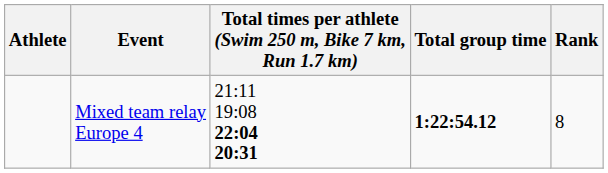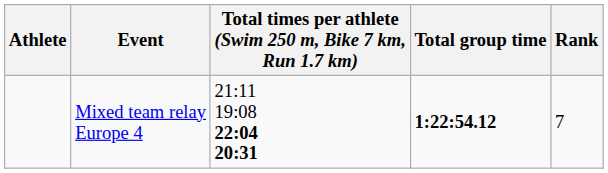(560, 121) 8 -> (560, 121) 7
